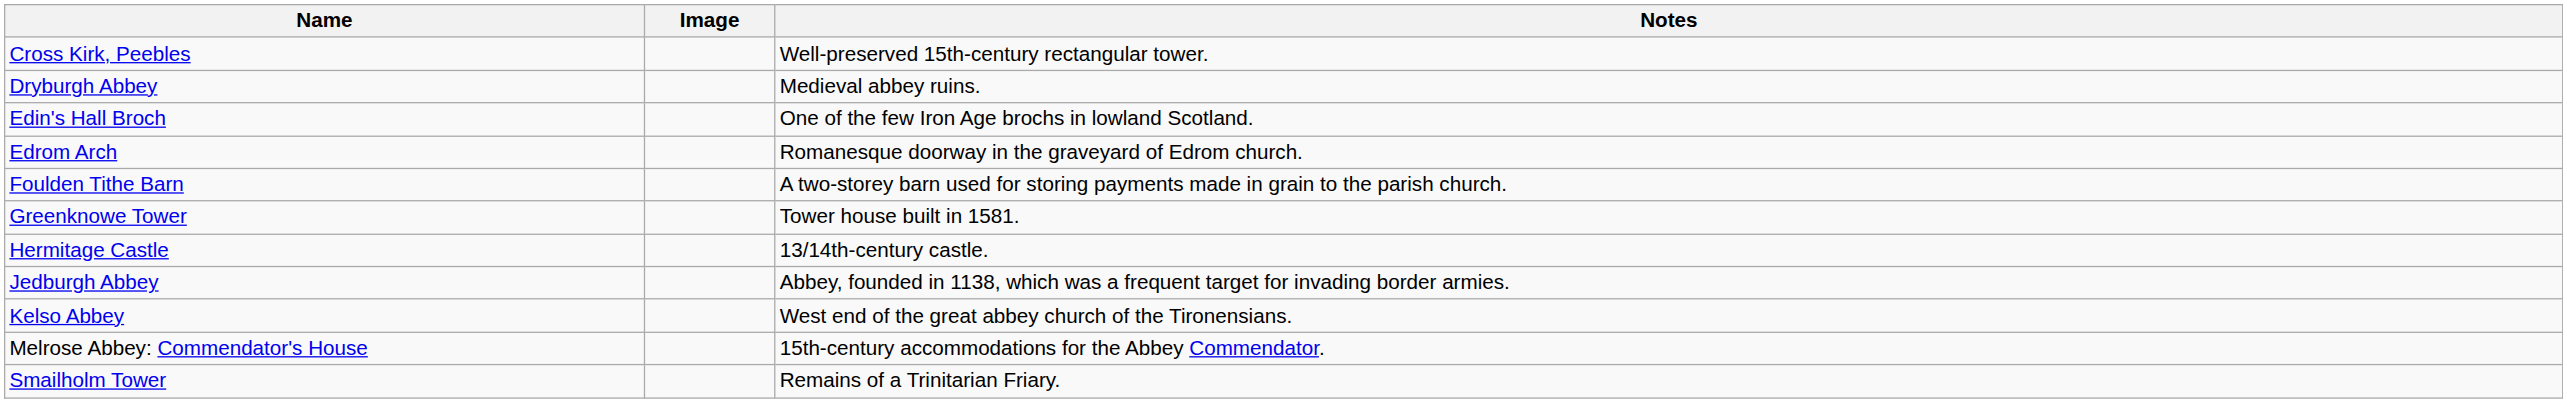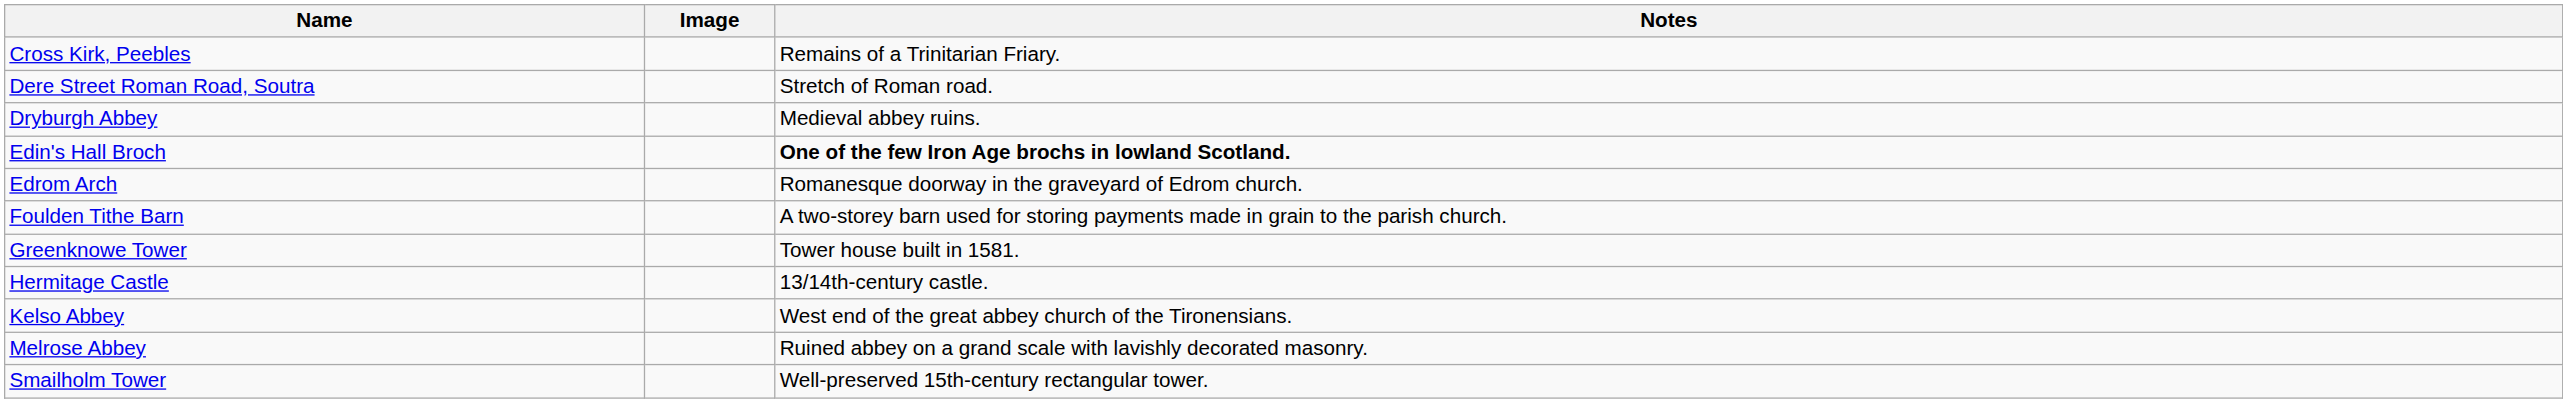(994, 53) Well-preserved 15th-century rectangular tower. -> (920, 53) Remains of a Trinitarian Friary.
+ row: (162, 86)
(1017, 119) normal -> (1035, 151) bold
- row: (84, 282)
+ row: (78, 348)
- row: (189, 348)
(920, 380) Remains of a Trinitarian Friary. -> (994, 380) Well-preserved 15th-century rectangular tower.
